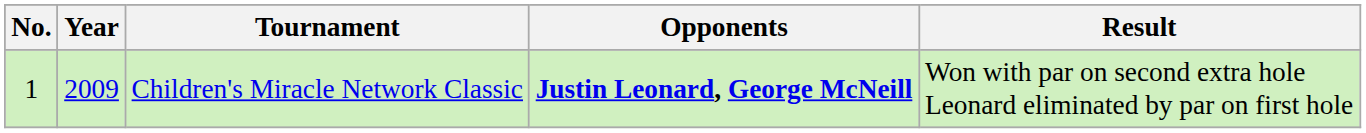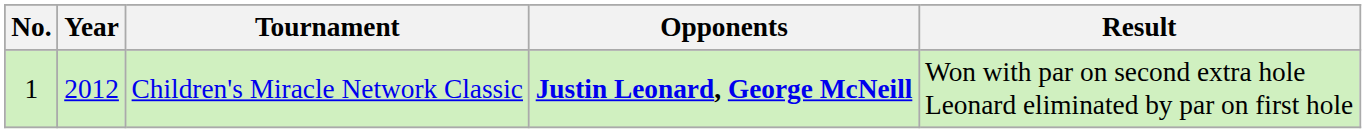(92, 88) 2009 -> (92, 88) 2012
